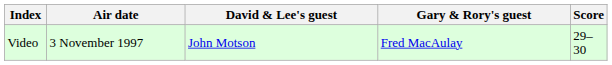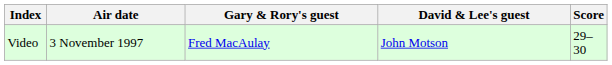columns swapped: (281, 14) <-> (474, 14)
